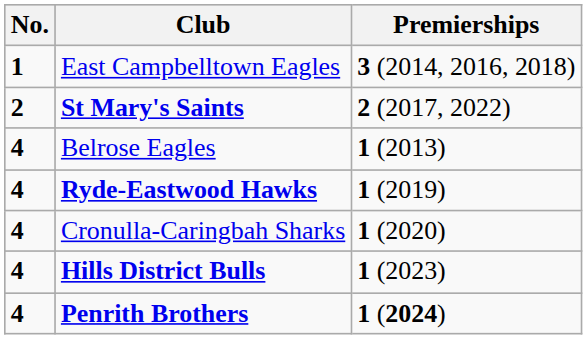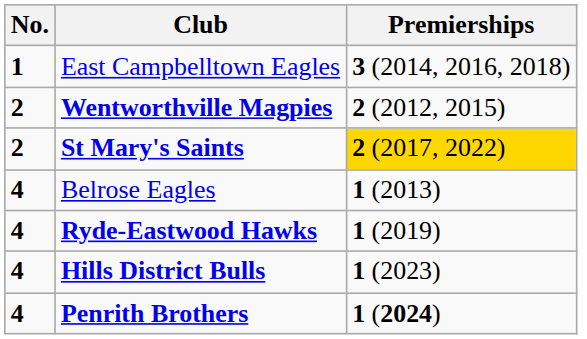+ row: (197, 107)
(434, 107) no background -> (429, 148) gold background
- row: (203, 230)
